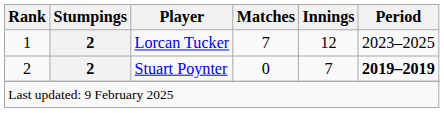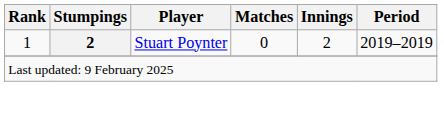- row: (182, 42)
(27, 68) 2 -> (27, 42) 1
(329, 68) 7 -> (327, 42) 2
(398, 68) bold -> (397, 42) normal
